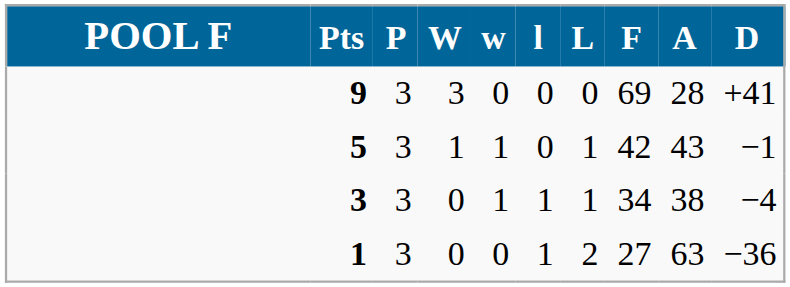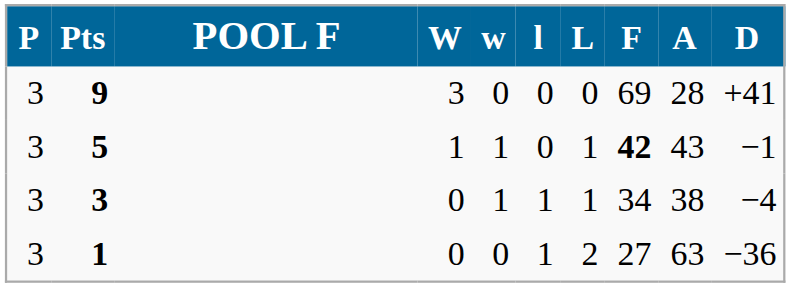columns swapped: (158, 35) <-> (396, 35)
(634, 146) normal -> (634, 146) bold
